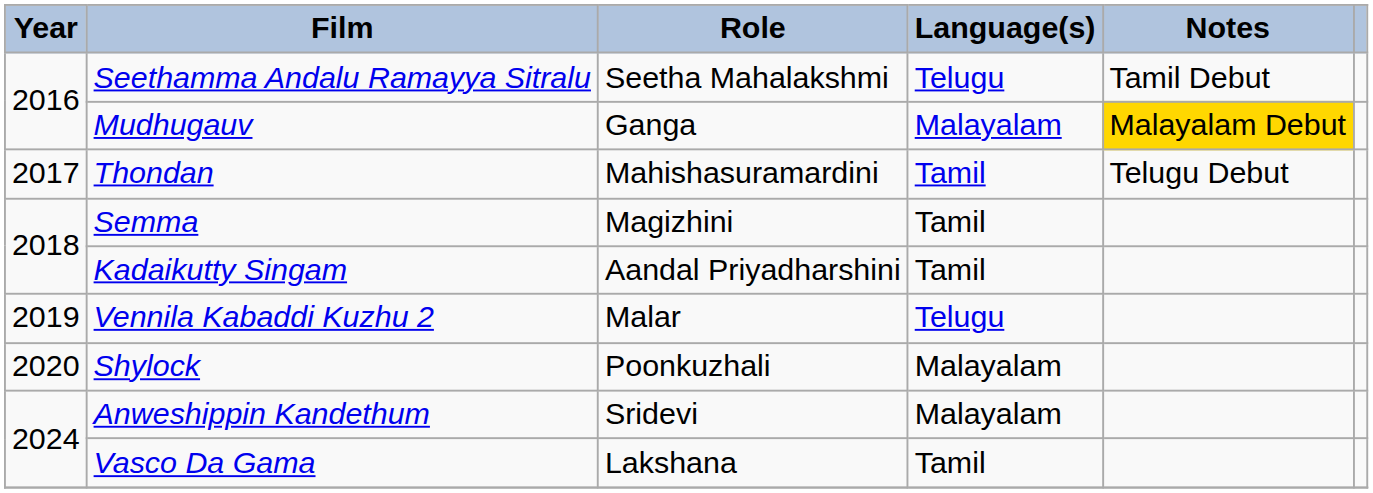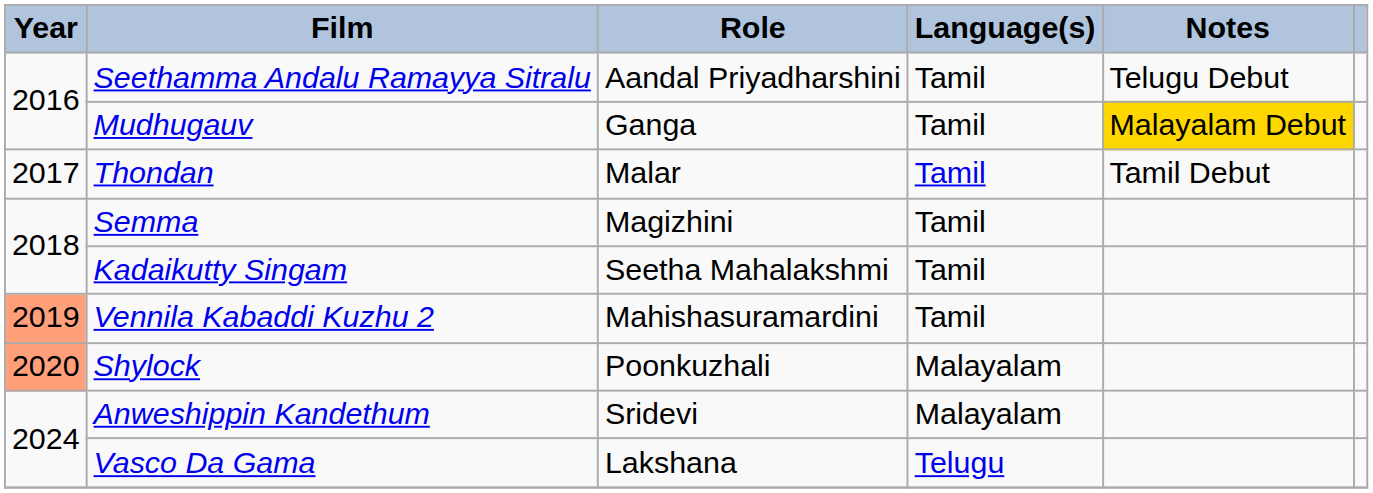(747, 76) Seetha Mahalakshmi -> (753, 76) Aandal Priyadharshini
(960, 76) Telugu -> (950, 76) Tamil
(1190, 76) Tamil Debut -> (1199, 76) Telugu Debut
(988, 125) Malayalam -> (950, 125) Tamil
(742, 173) Mahishasuramardini -> (643, 173) Malar
(1199, 173) Telugu Debut -> (1190, 173) Tamil Debut
(753, 269) Aandal Priyadharshini -> (747, 269) Seetha Mahalakshmi
(46, 317) no background -> (46, 317) lightsalmon background
(643, 317) Malar -> (742, 317) Mahishasuramardini
(960, 317) Telugu -> (950, 317) Tamil
(46, 366) no background -> (46, 366) lightsalmon background
(950, 462) Tamil -> (960, 462) Telugu
